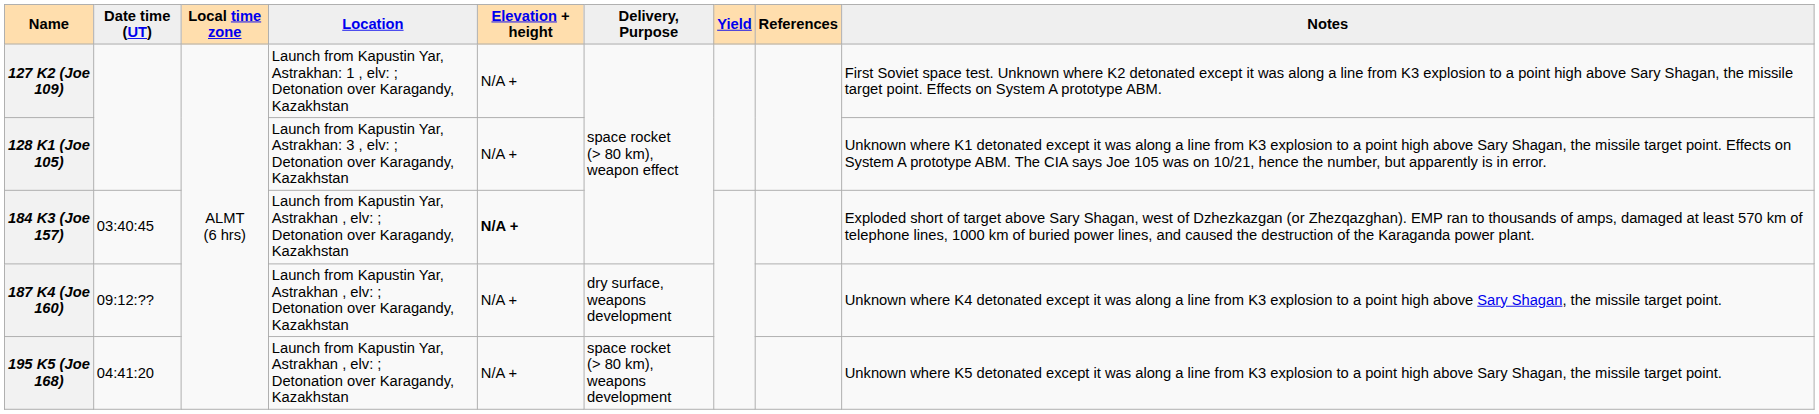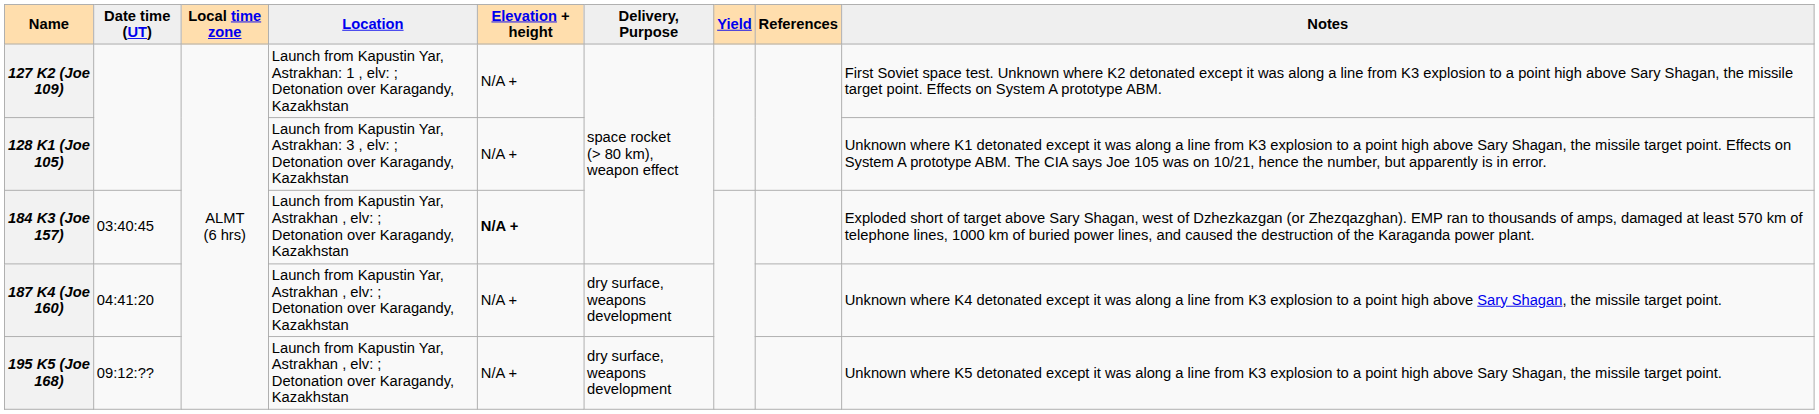(125, 299) 09:12:?? -> (125, 299) 04:41:20
(125, 373) 04:41:20 -> (125, 373) 09:12:??
(629, 373) space rocket (> 80 km), weapons development -> (629, 373) dry surface, weapons development
